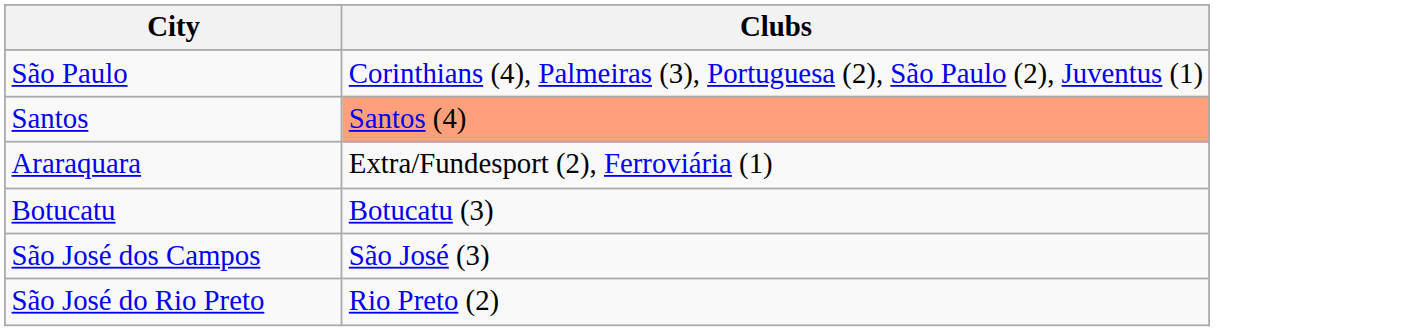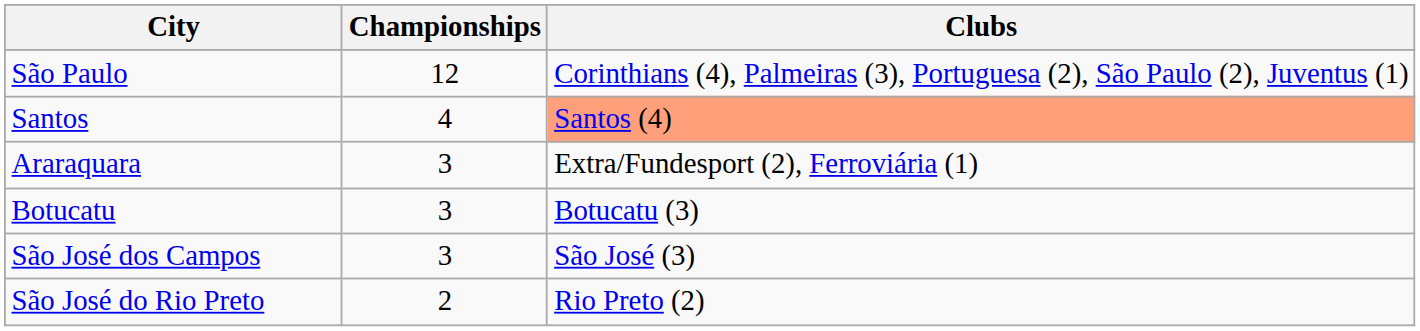+ column: (445, 27)
